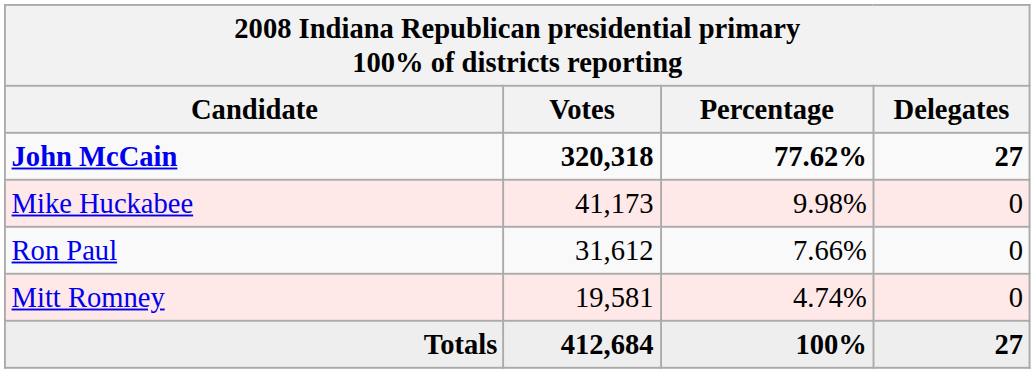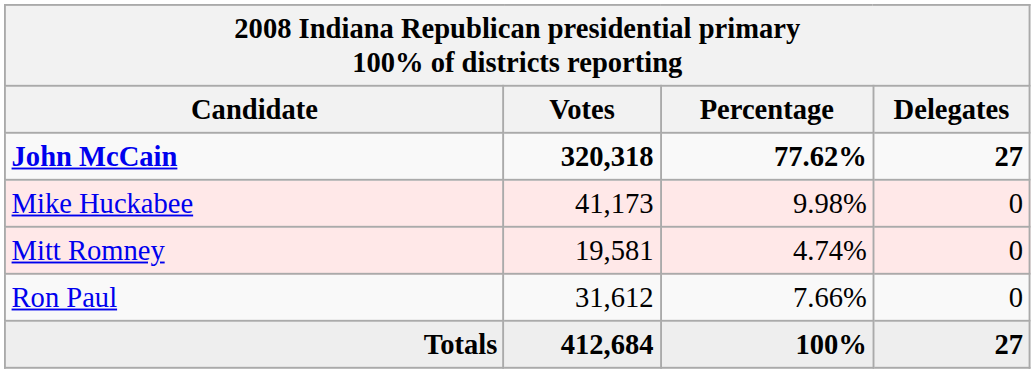rows swapped: (64, 250) <-> (88, 297)
